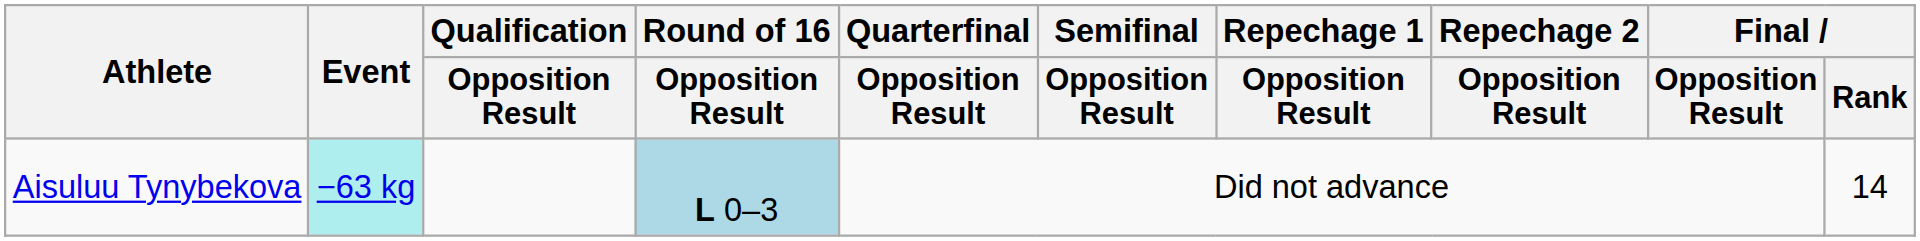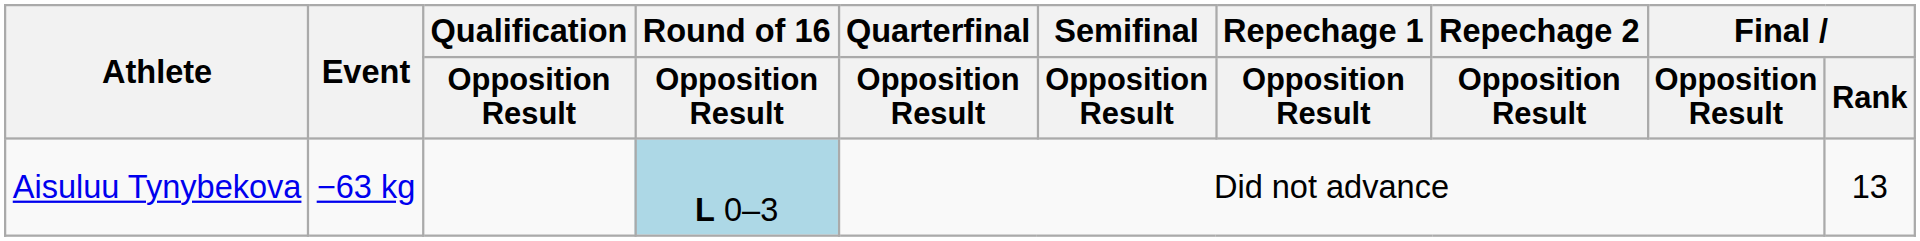(366, 187) paleturquoise background -> (366, 187) no background
(1870, 187) 14 -> (1870, 187) 13
